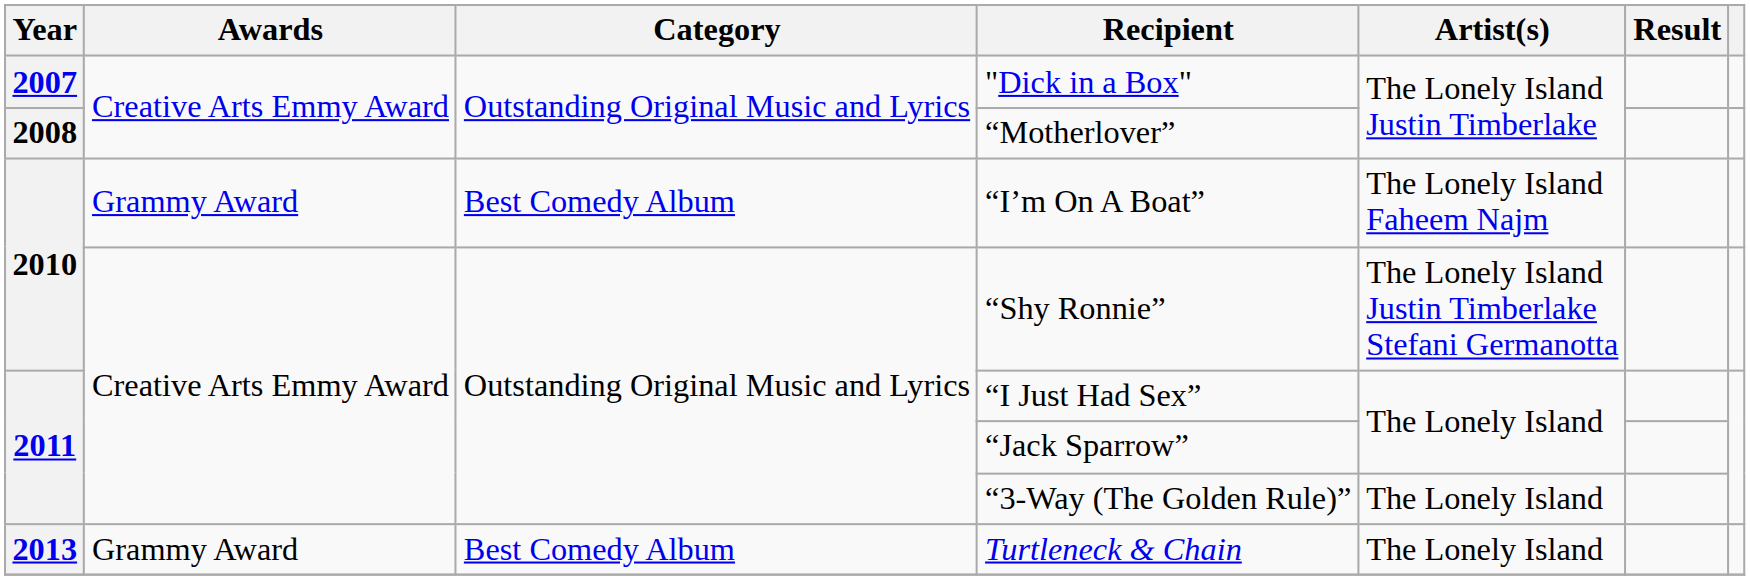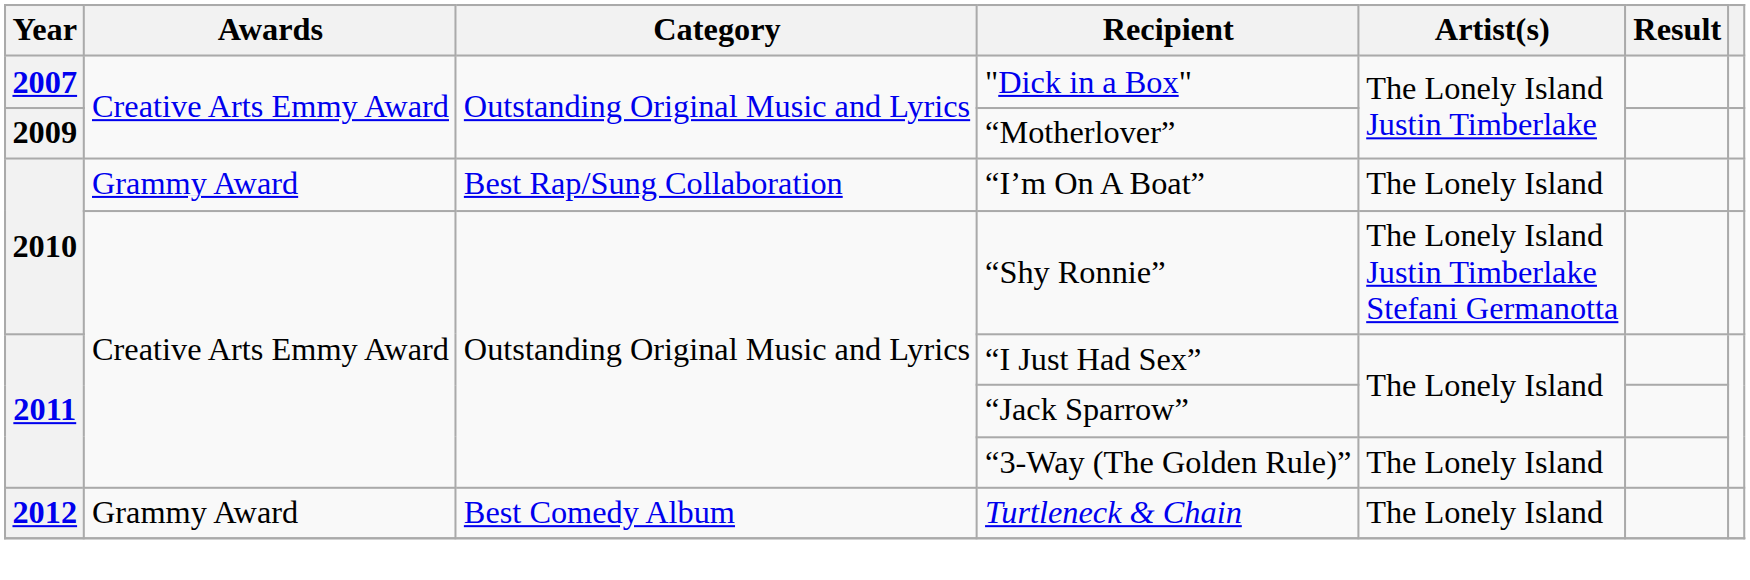(45, 132) 2008 -> (45, 132) 2009
(599, 202) Best Comedy Album -> (653, 183) Best Rap/Sung Collaboration
(1485, 202) The Lonely Island Faheem Najm -> (1485, 183) The Lonely Island
(45, 549) 2013 -> (45, 512) 2012
